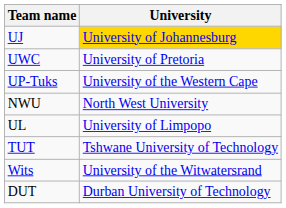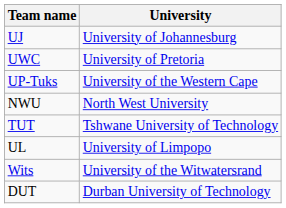(160, 37) gold background -> (160, 37) no background
rows swapped: (17, 125) <-> (21, 147)
